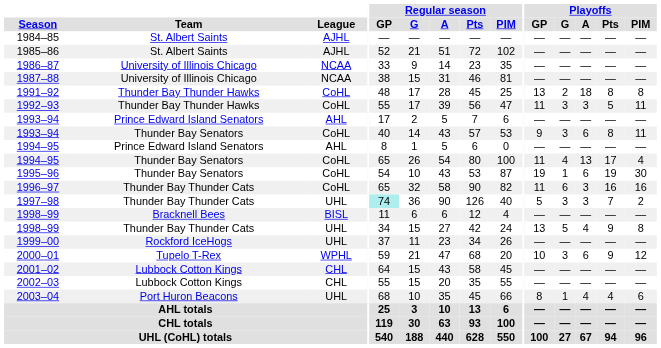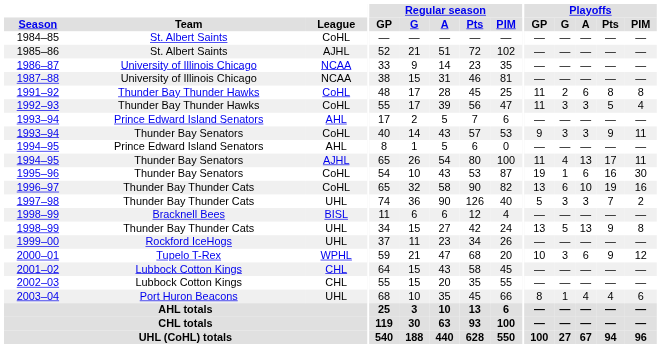(336, 38) AJHL -> (336, 38) CoHL
(539, 92) 13 -> (539, 92) 11
(586, 92) 18 -> (586, 92) 6
(641, 106) 11 -> (641, 106) 4
(586, 133) 6 -> (586, 133) 3
(610, 133) 8 -> (610, 133) 9
(336, 160) CoHL -> (336, 160) AJHL
(641, 160) 4 -> (641, 160) 11
(610, 174) 19 -> (610, 174) 16
(539, 187) 11 -> (539, 187) 13
(586, 187) 3 -> (586, 187) 10
(610, 187) 16 -> (610, 187) 19
(384, 201) paleturquoise background -> (384, 201) no background
(586, 228) 4 -> (586, 228) 13
